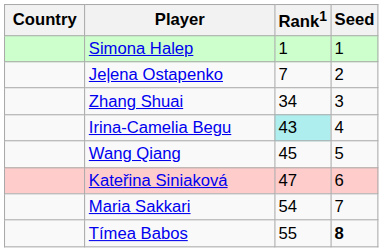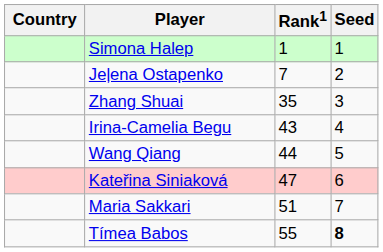(288, 101) 34 -> (288, 101) 35
(288, 127) paleturquoise background -> (288, 127) no background
(288, 154) 45 -> (288, 154) 44
(288, 206) 54 -> (288, 206) 51
